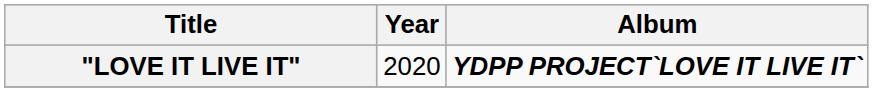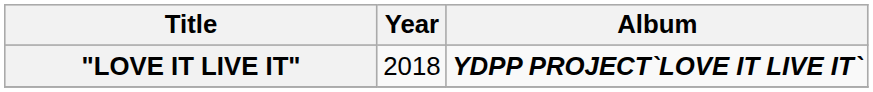(412, 65) 2020 -> (412, 65) 2018
